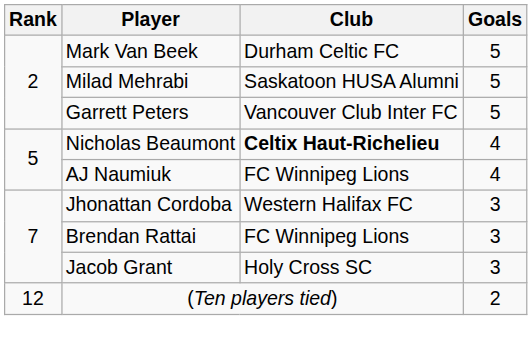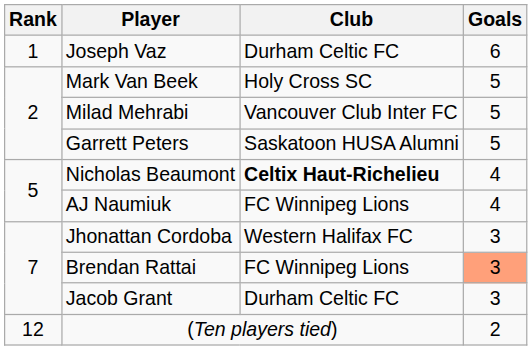+ row: (116, 50)
(322, 50) Durham Celtic FC -> (308, 81) Holy Cross SC
(352, 81) Saskatoon HUSA Alumni -> (351, 112) Vancouver Club Inter FC
(351, 112) Vancouver Club Inter FC -> (352, 143) Saskatoon HUSA Alumni
(495, 236) no background -> (495, 267) lightsalmon background
(308, 267) Holy Cross SC -> (322, 298) Durham Celtic FC
